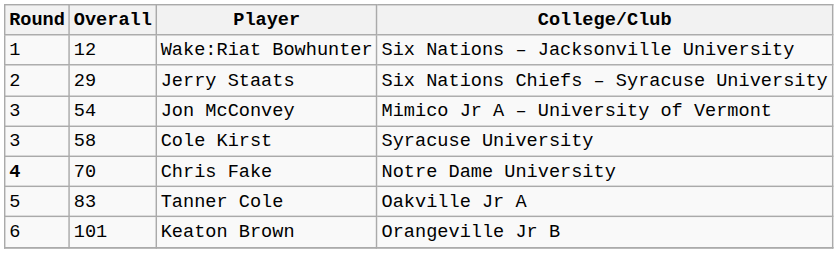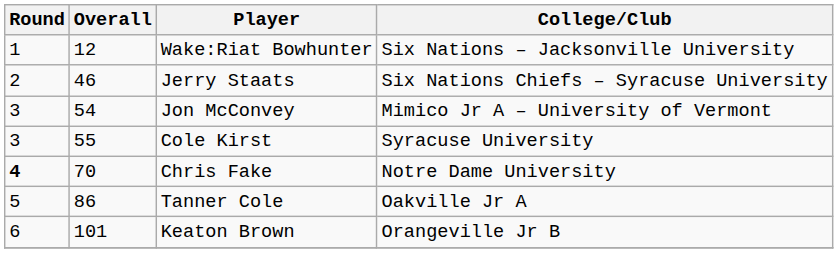(85, 80) 29 -> (85, 80) 46
(85, 141) 58 -> (85, 141) 55
(85, 202) 83 -> (85, 202) 86
